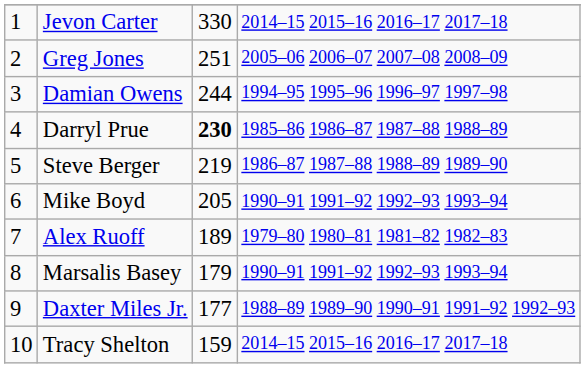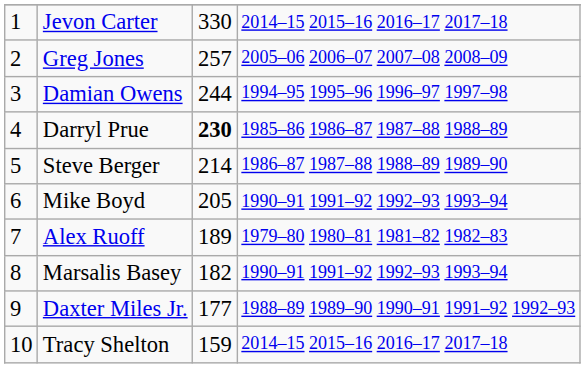(215, 58) 251 -> (215, 58) 257
(215, 165) 219 -> (215, 165) 214
(215, 272) 179 -> (215, 272) 182
